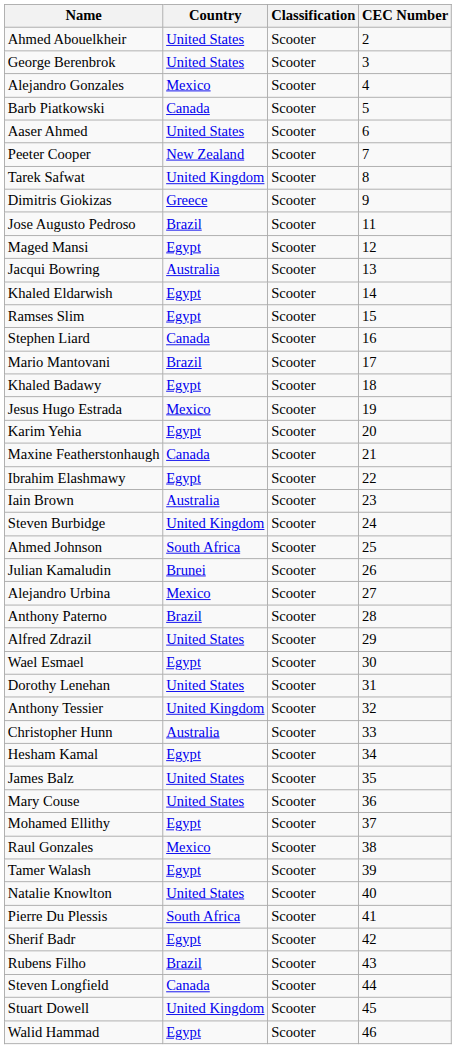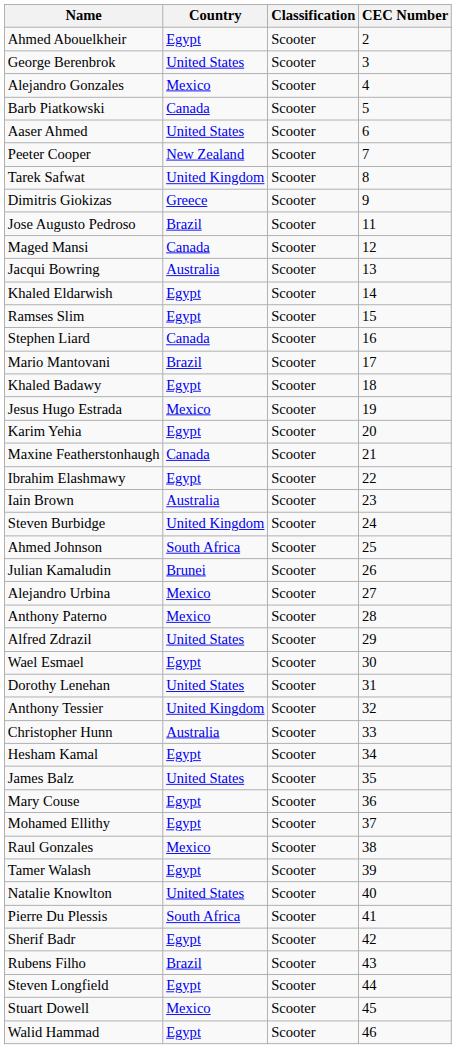(205, 39) United States -> (184, 39) Egypt
(184, 246) Egypt -> (188, 246) Canada
(184, 616) Brazil -> (188, 616) Mexico
(205, 801) United States -> (184, 801) Egypt
(188, 985) Canada -> (184, 985) Egypt
(215, 1008) United Kingdom -> (188, 1008) Mexico
